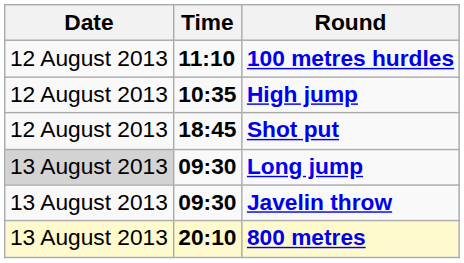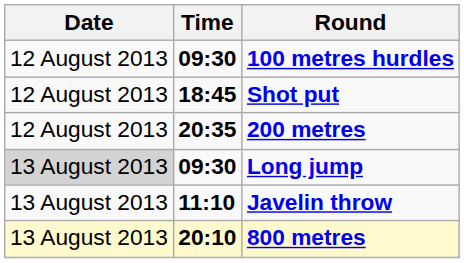(207, 58) 11:10 -> (207, 58) 09:30
- row: (302, 94)
+ row: (306, 130)
(207, 202) 09:30 -> (207, 202) 11:10
